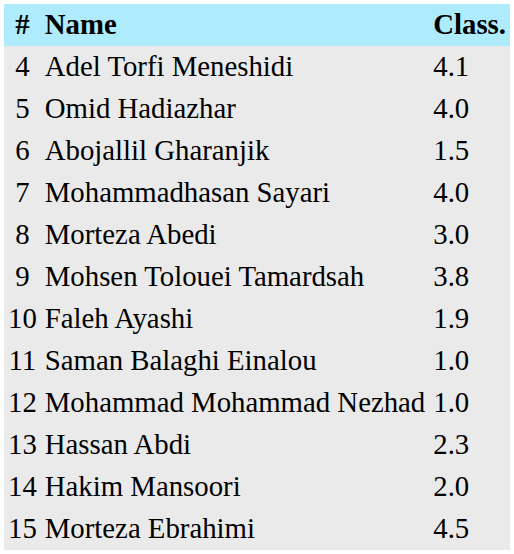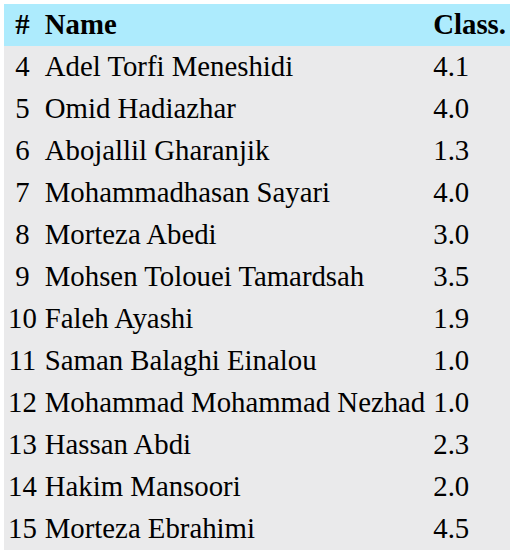(451, 150) 1.5 -> (451, 150) 1.3
(451, 276) 3.8 -> (451, 276) 3.5
